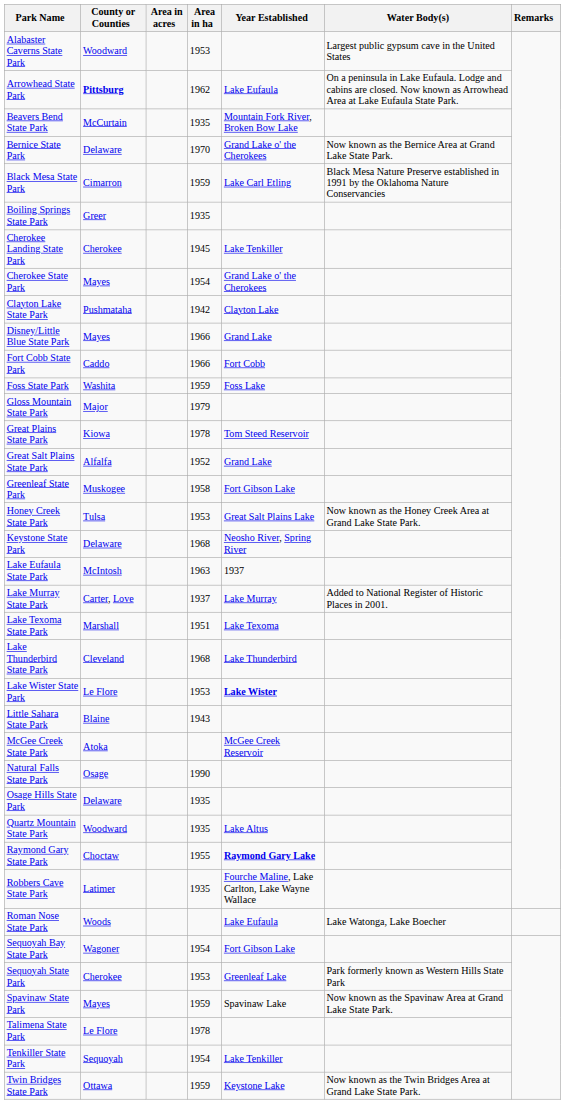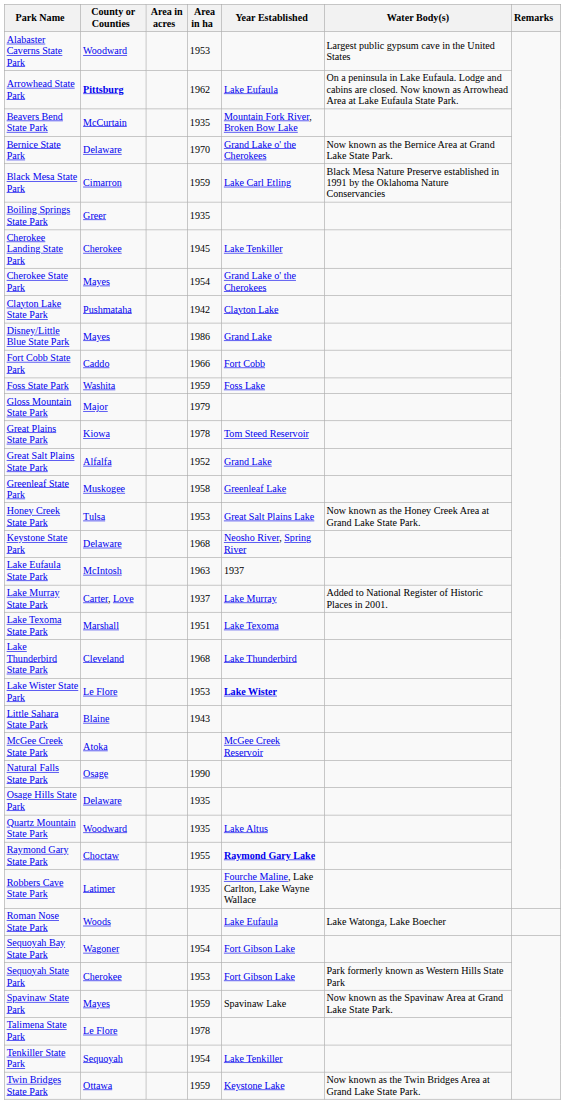(200, 336) 1966 -> (200, 336) 1986
(259, 489) Fort Gibson Lake -> (255, 489) Greenleaf Lake
(255, 976) Greenleaf Lake -> (259, 976) Fort Gibson Lake
